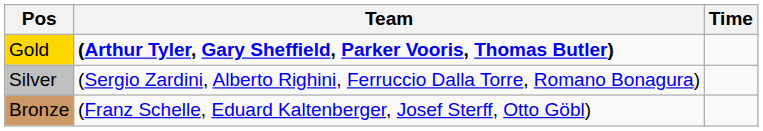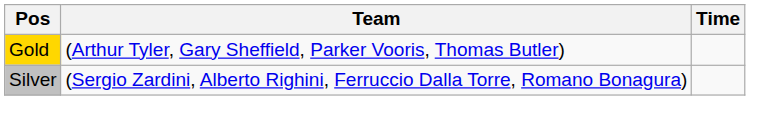(346, 49) bold -> (315, 49) normal
- row: (39, 110)
